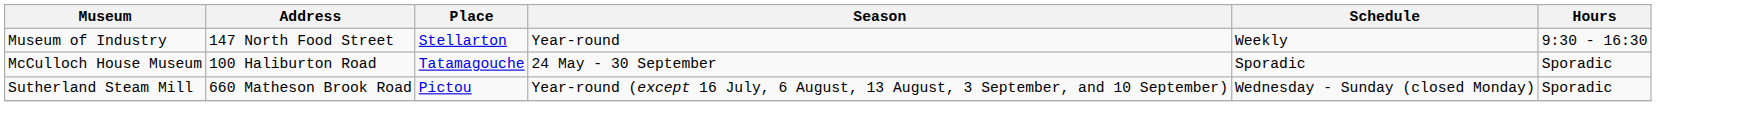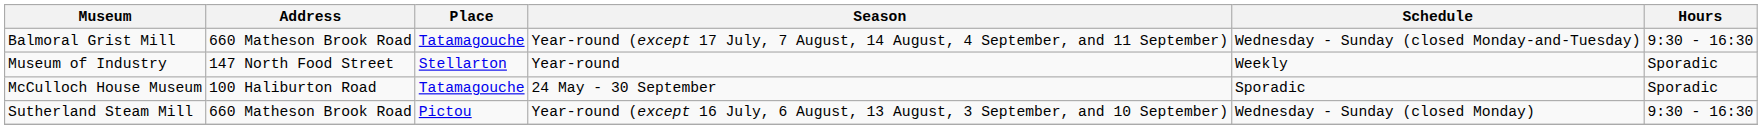+ row: (92, 40)
(1595, 40) 9:30 - 16:30 -> (1683, 64) Sporadic
(1577, 88) Sporadic -> (1700, 112) 9:30 - 16:30
